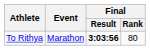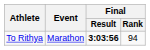(133, 39) 80 -> (133, 39) 94
